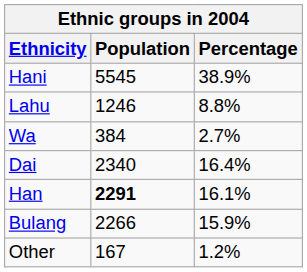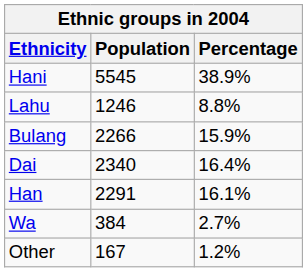rows swapped: (37, 223) <-> (22, 135)
(115, 194) bold -> (115, 194) normal
